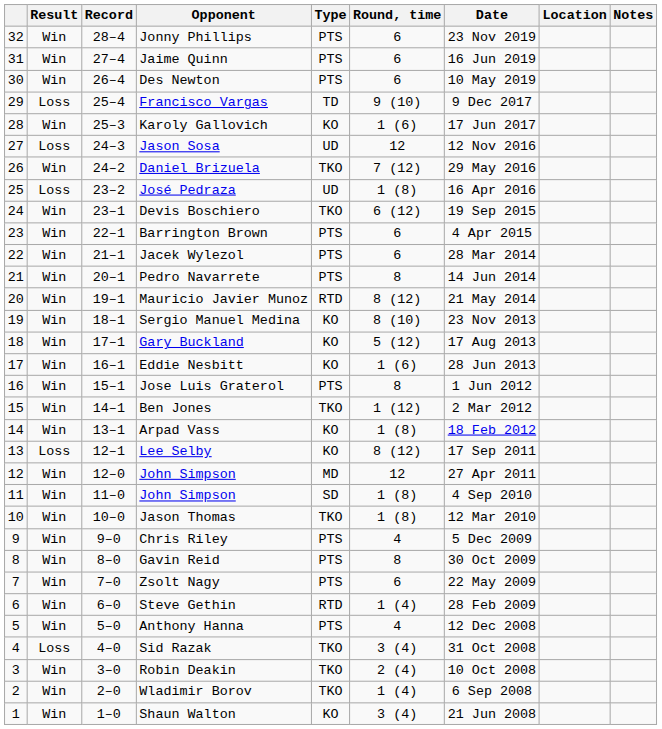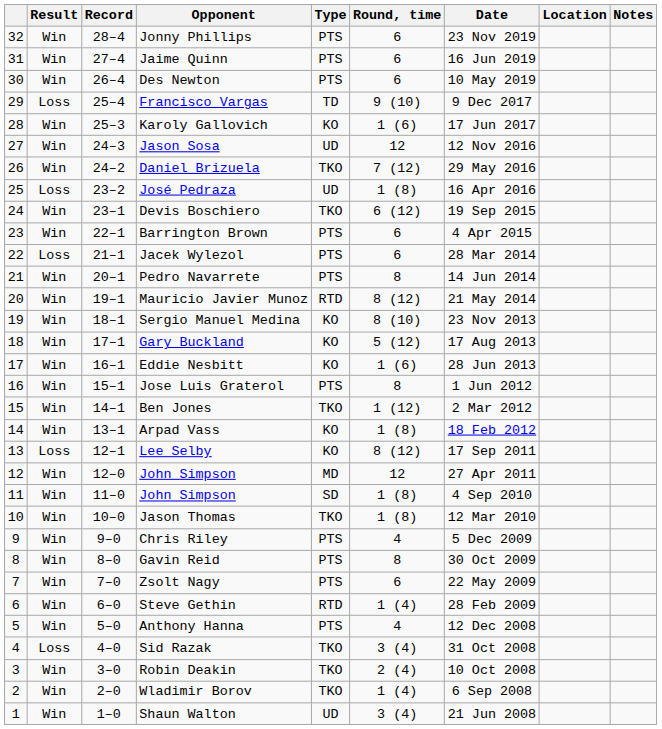(54, 146) Loss -> (54, 146) Win
(54, 255) Win -> (54, 255) Loss
(331, 714) KO -> (331, 714) UD
